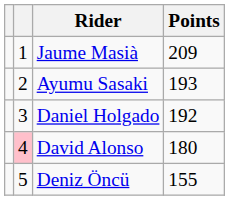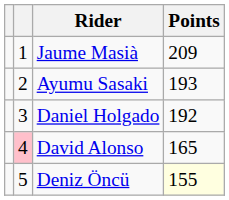(183, 147) 180 -> (183, 147) 165
(183, 179) no background -> (183, 179) lightyellow background
